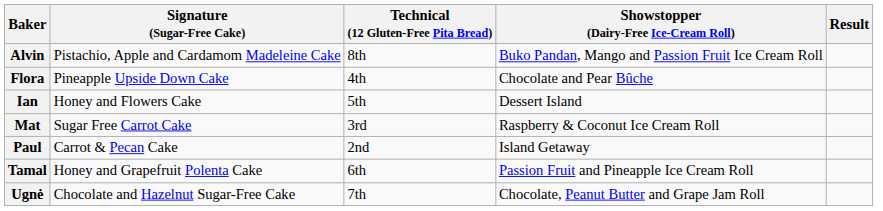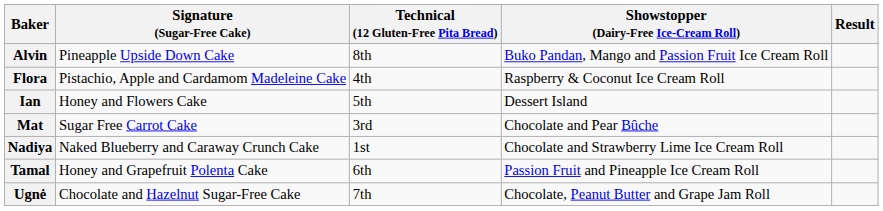(197, 55) Pistachio, Apple and Cardamom Madeleine Cake -> (147, 55) Pineapple Upside Down Cake
(141, 78) Pineapple Upside Down Cake -> (203, 78) Pistachio, Apple and Cardamom Madeleine Cake
(576, 78) Chocolate and Pear Bûche -> (614, 78) Raspberry & Coconut Ice Cream Roll
(609, 124) Raspberry & Coconut Ice Cream Roll -> (581, 124) Chocolate and Pear Bûche
+ row: (30, 147)
- row: (27, 147)
